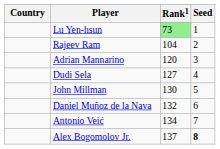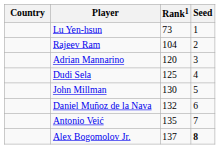(167, 29) lightgreen background -> (167, 29) no background
(170, 75) 127 -> (170, 75) 125
(170, 121) 134 -> (170, 121) 135
